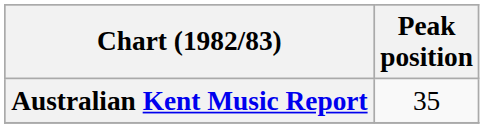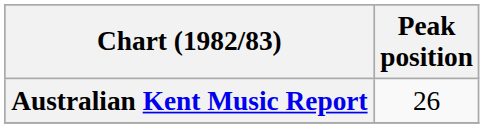(427, 100) 35 -> (427, 100) 26
